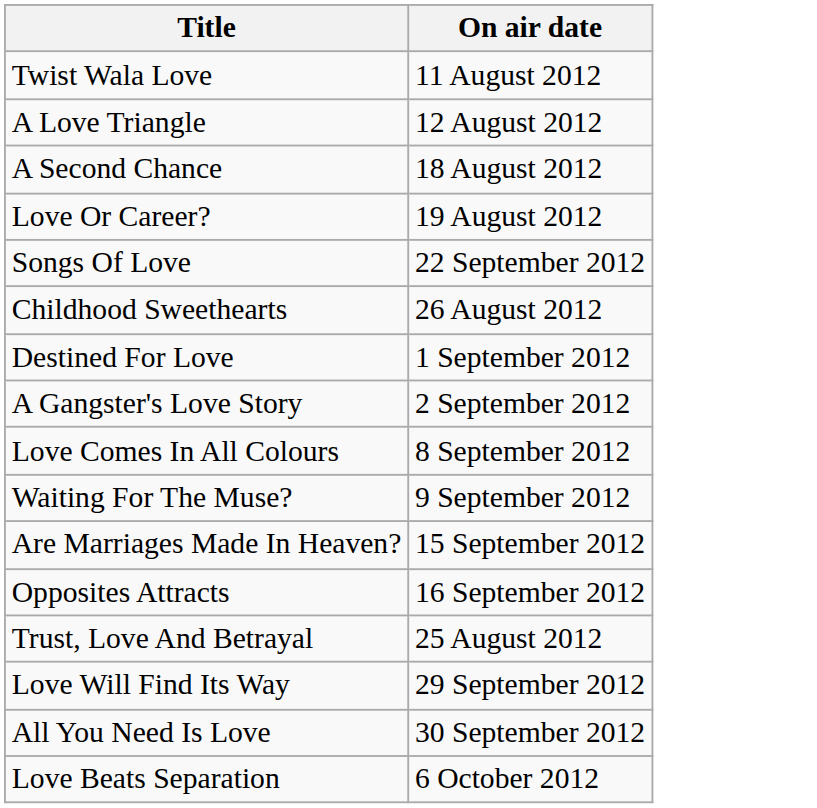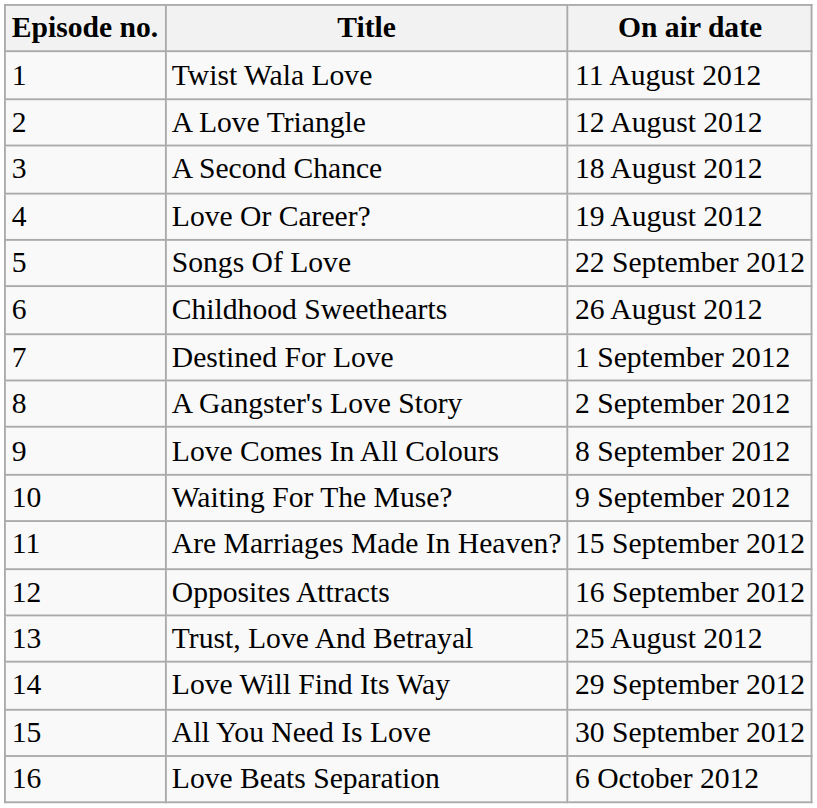+ column: (85, 27)
